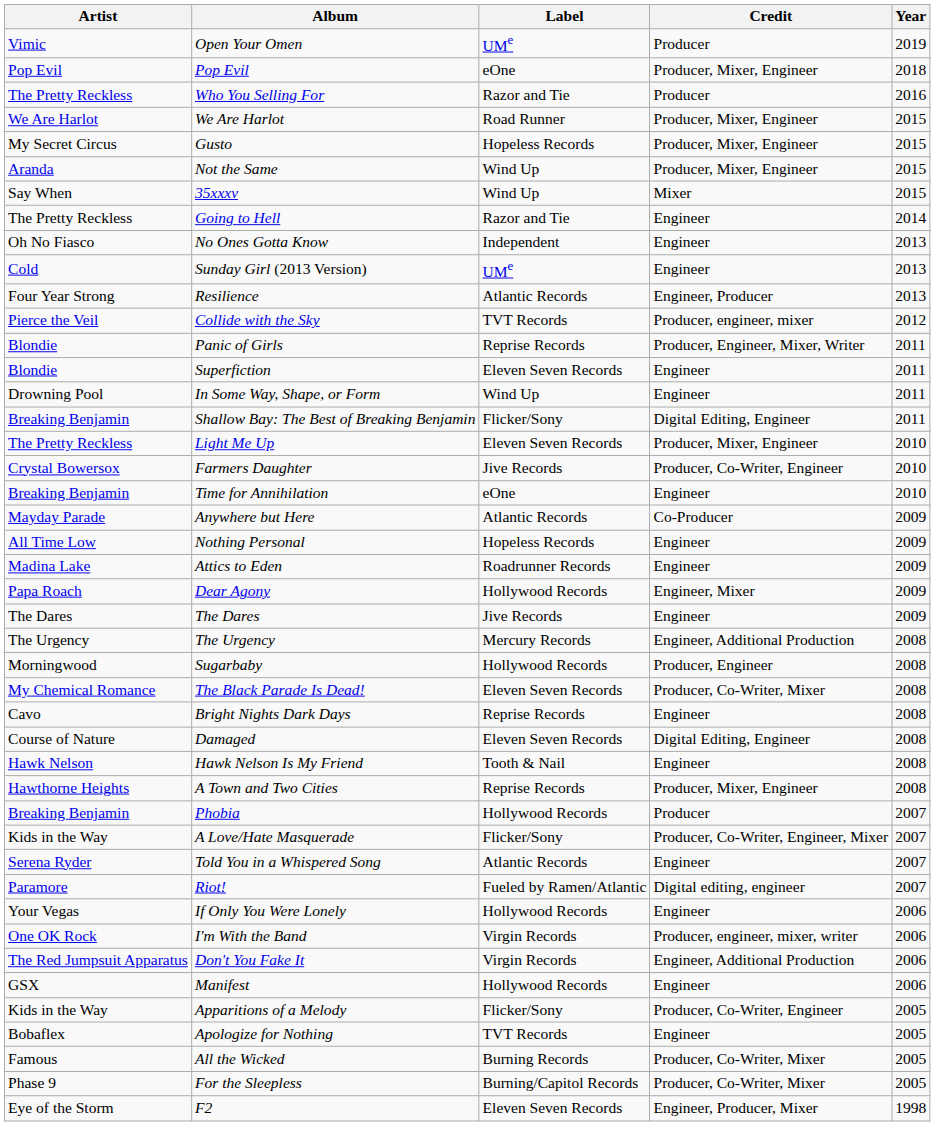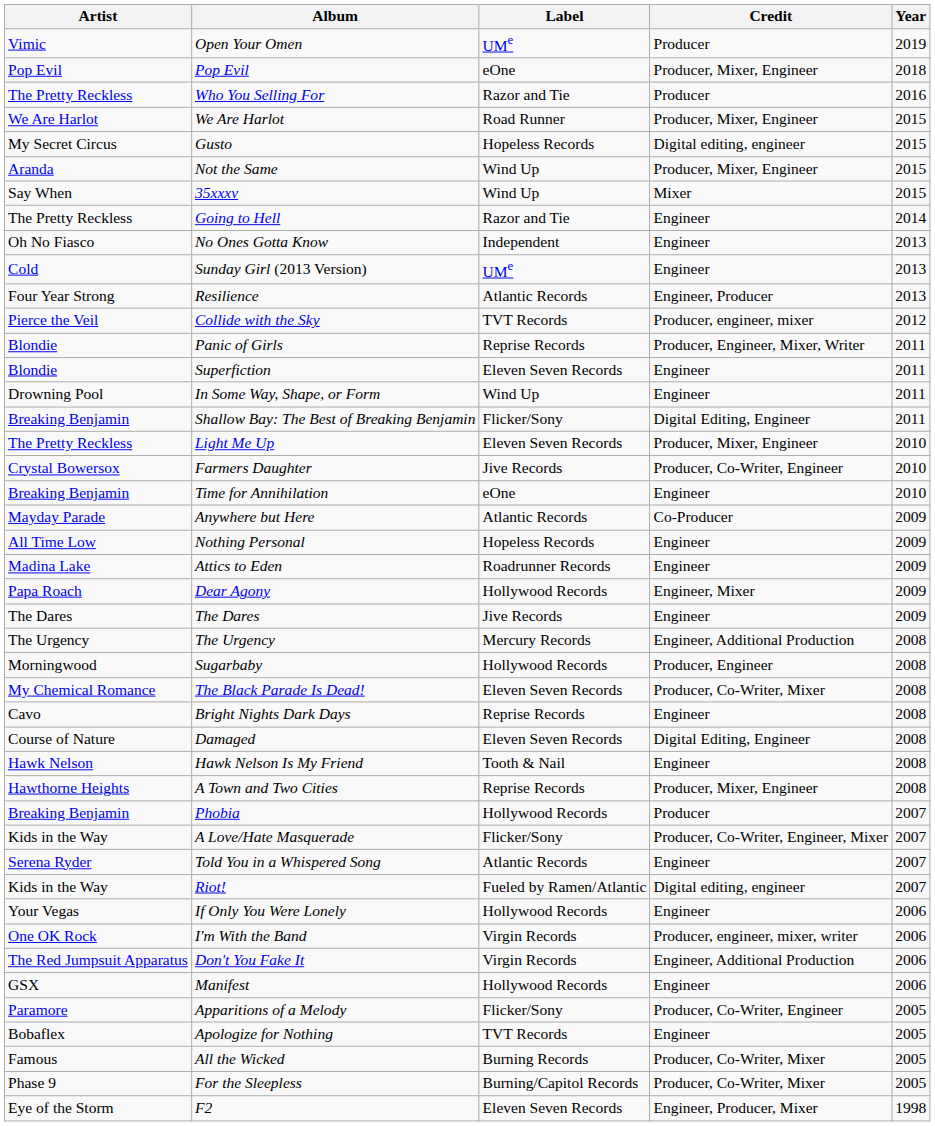(736, 144) Producer, Mixer, Engineer -> (729, 144) Digital editing, engineer
(38, 886) Paramore -> (58, 886) Kids in the Way
(58, 1009) Kids in the Way -> (38, 1009) Paramore
